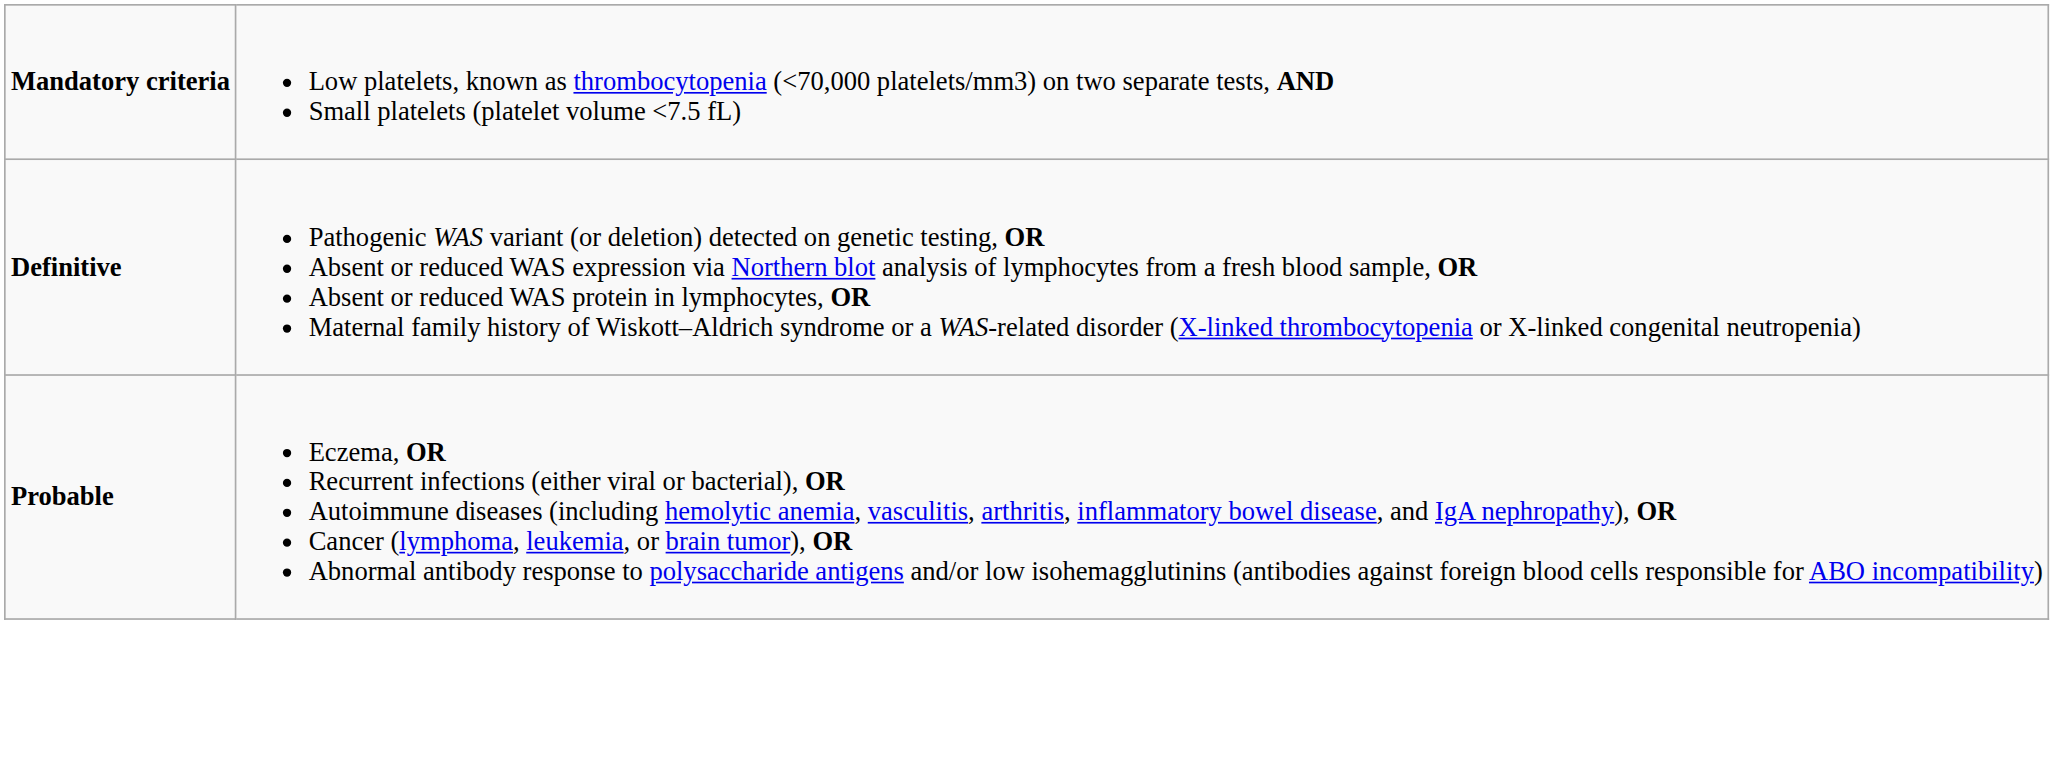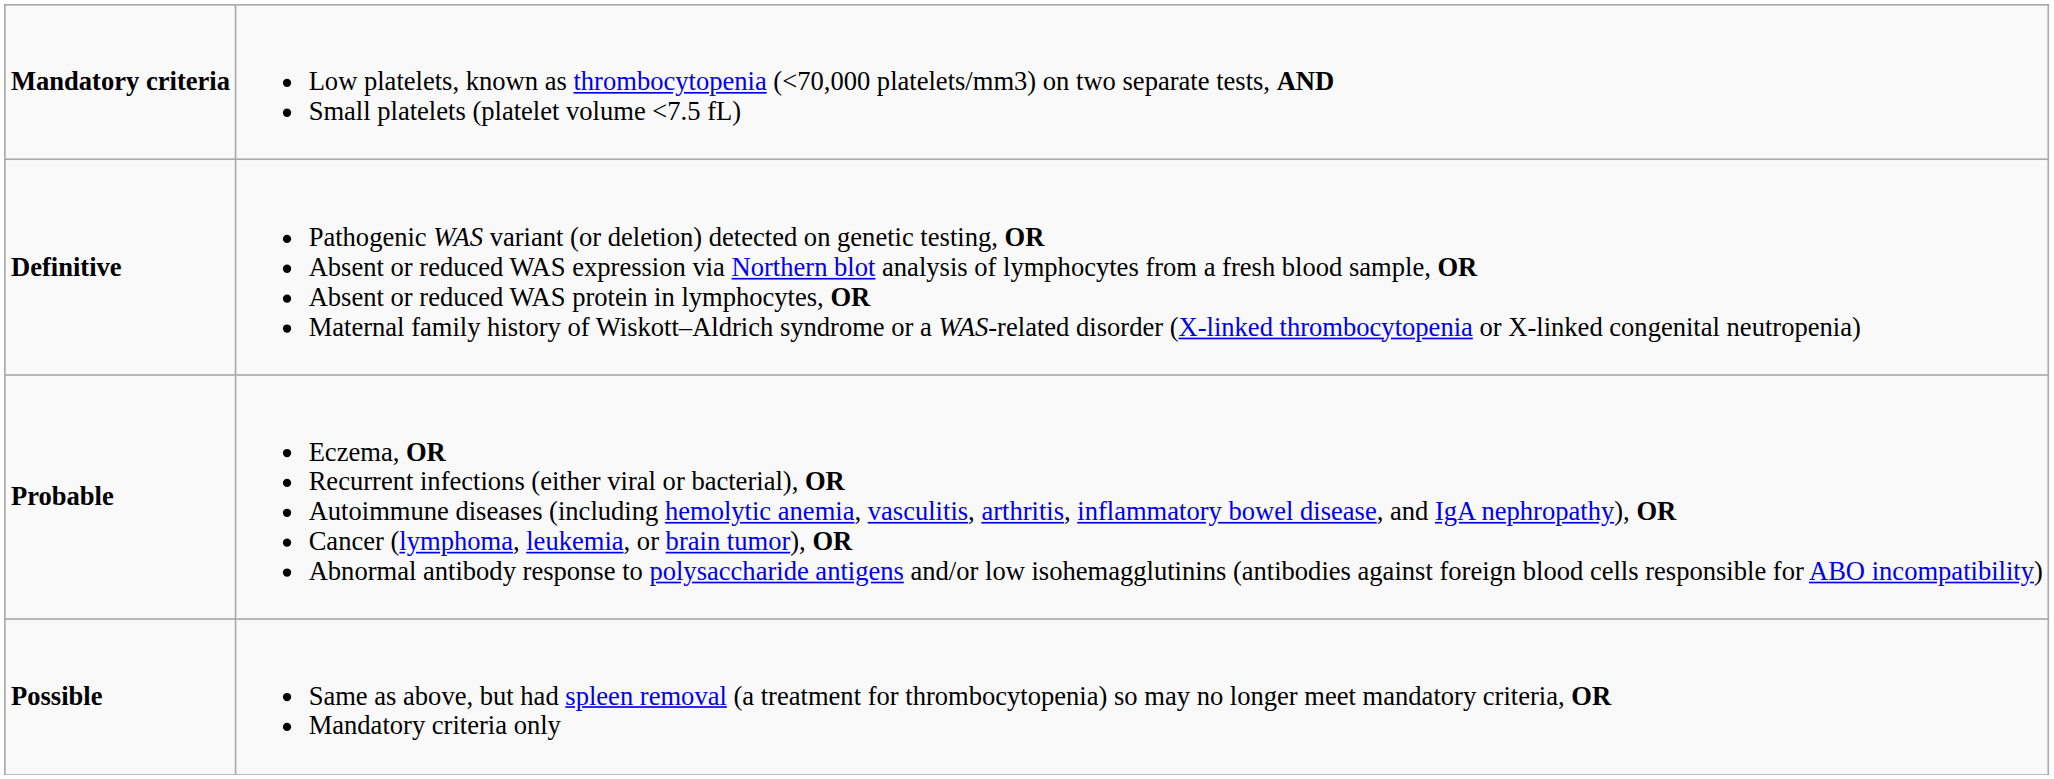+ row: (57, 696)
